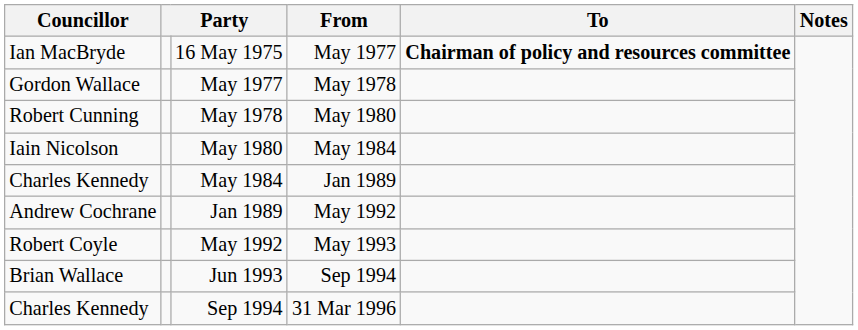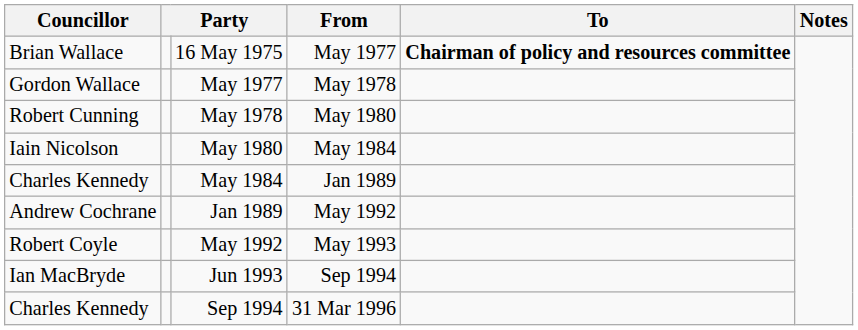(67, 52) Ian MacBryde -> (66, 52) Brian Wallace
(66, 276) Brian Wallace -> (67, 276) Ian MacBryde
